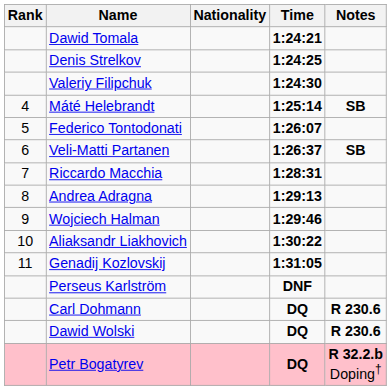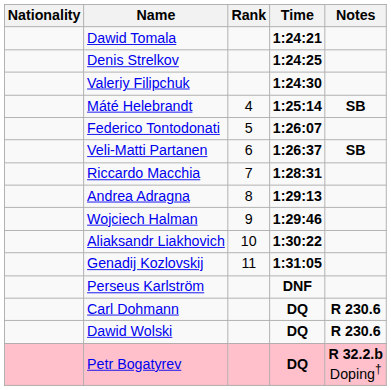columns swapped: (25, 15) <-> (230, 15)
